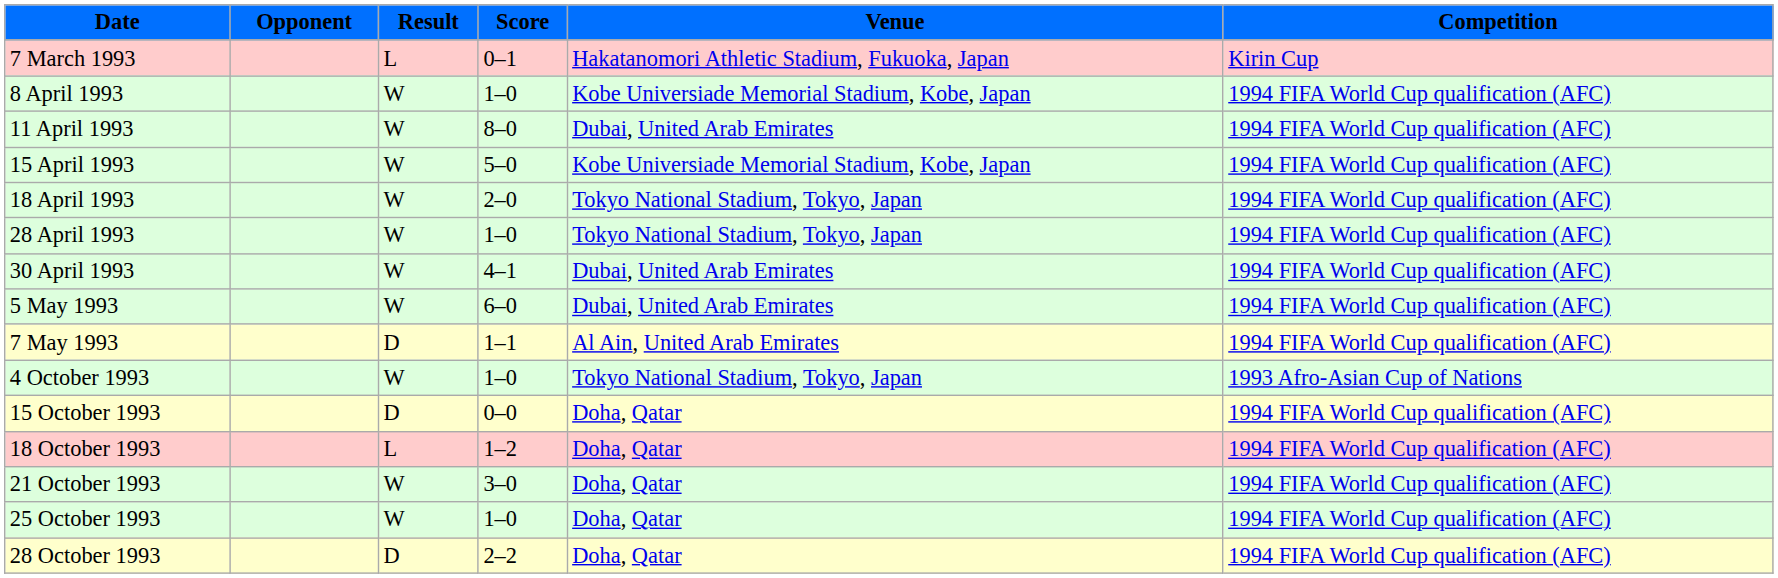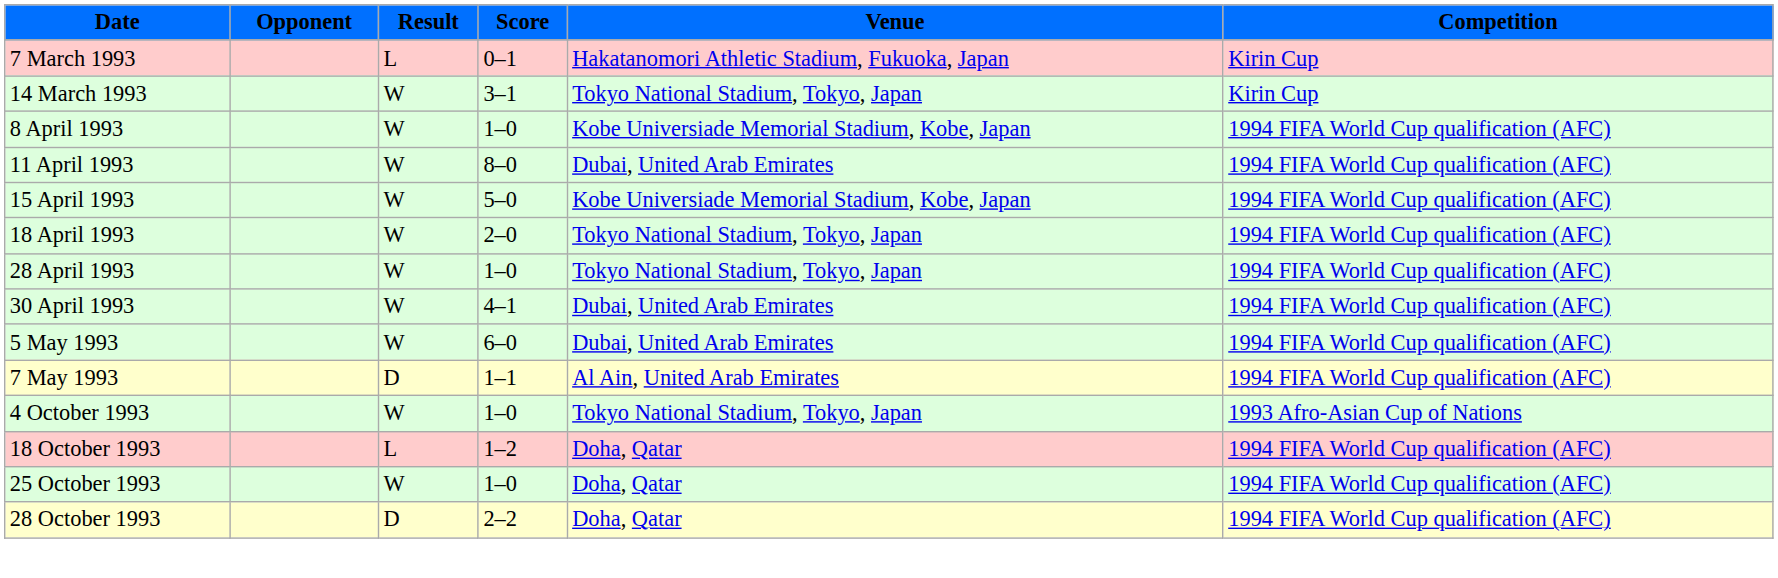+ row: (78, 93)
- row: (85, 413)
- row: (85, 484)
